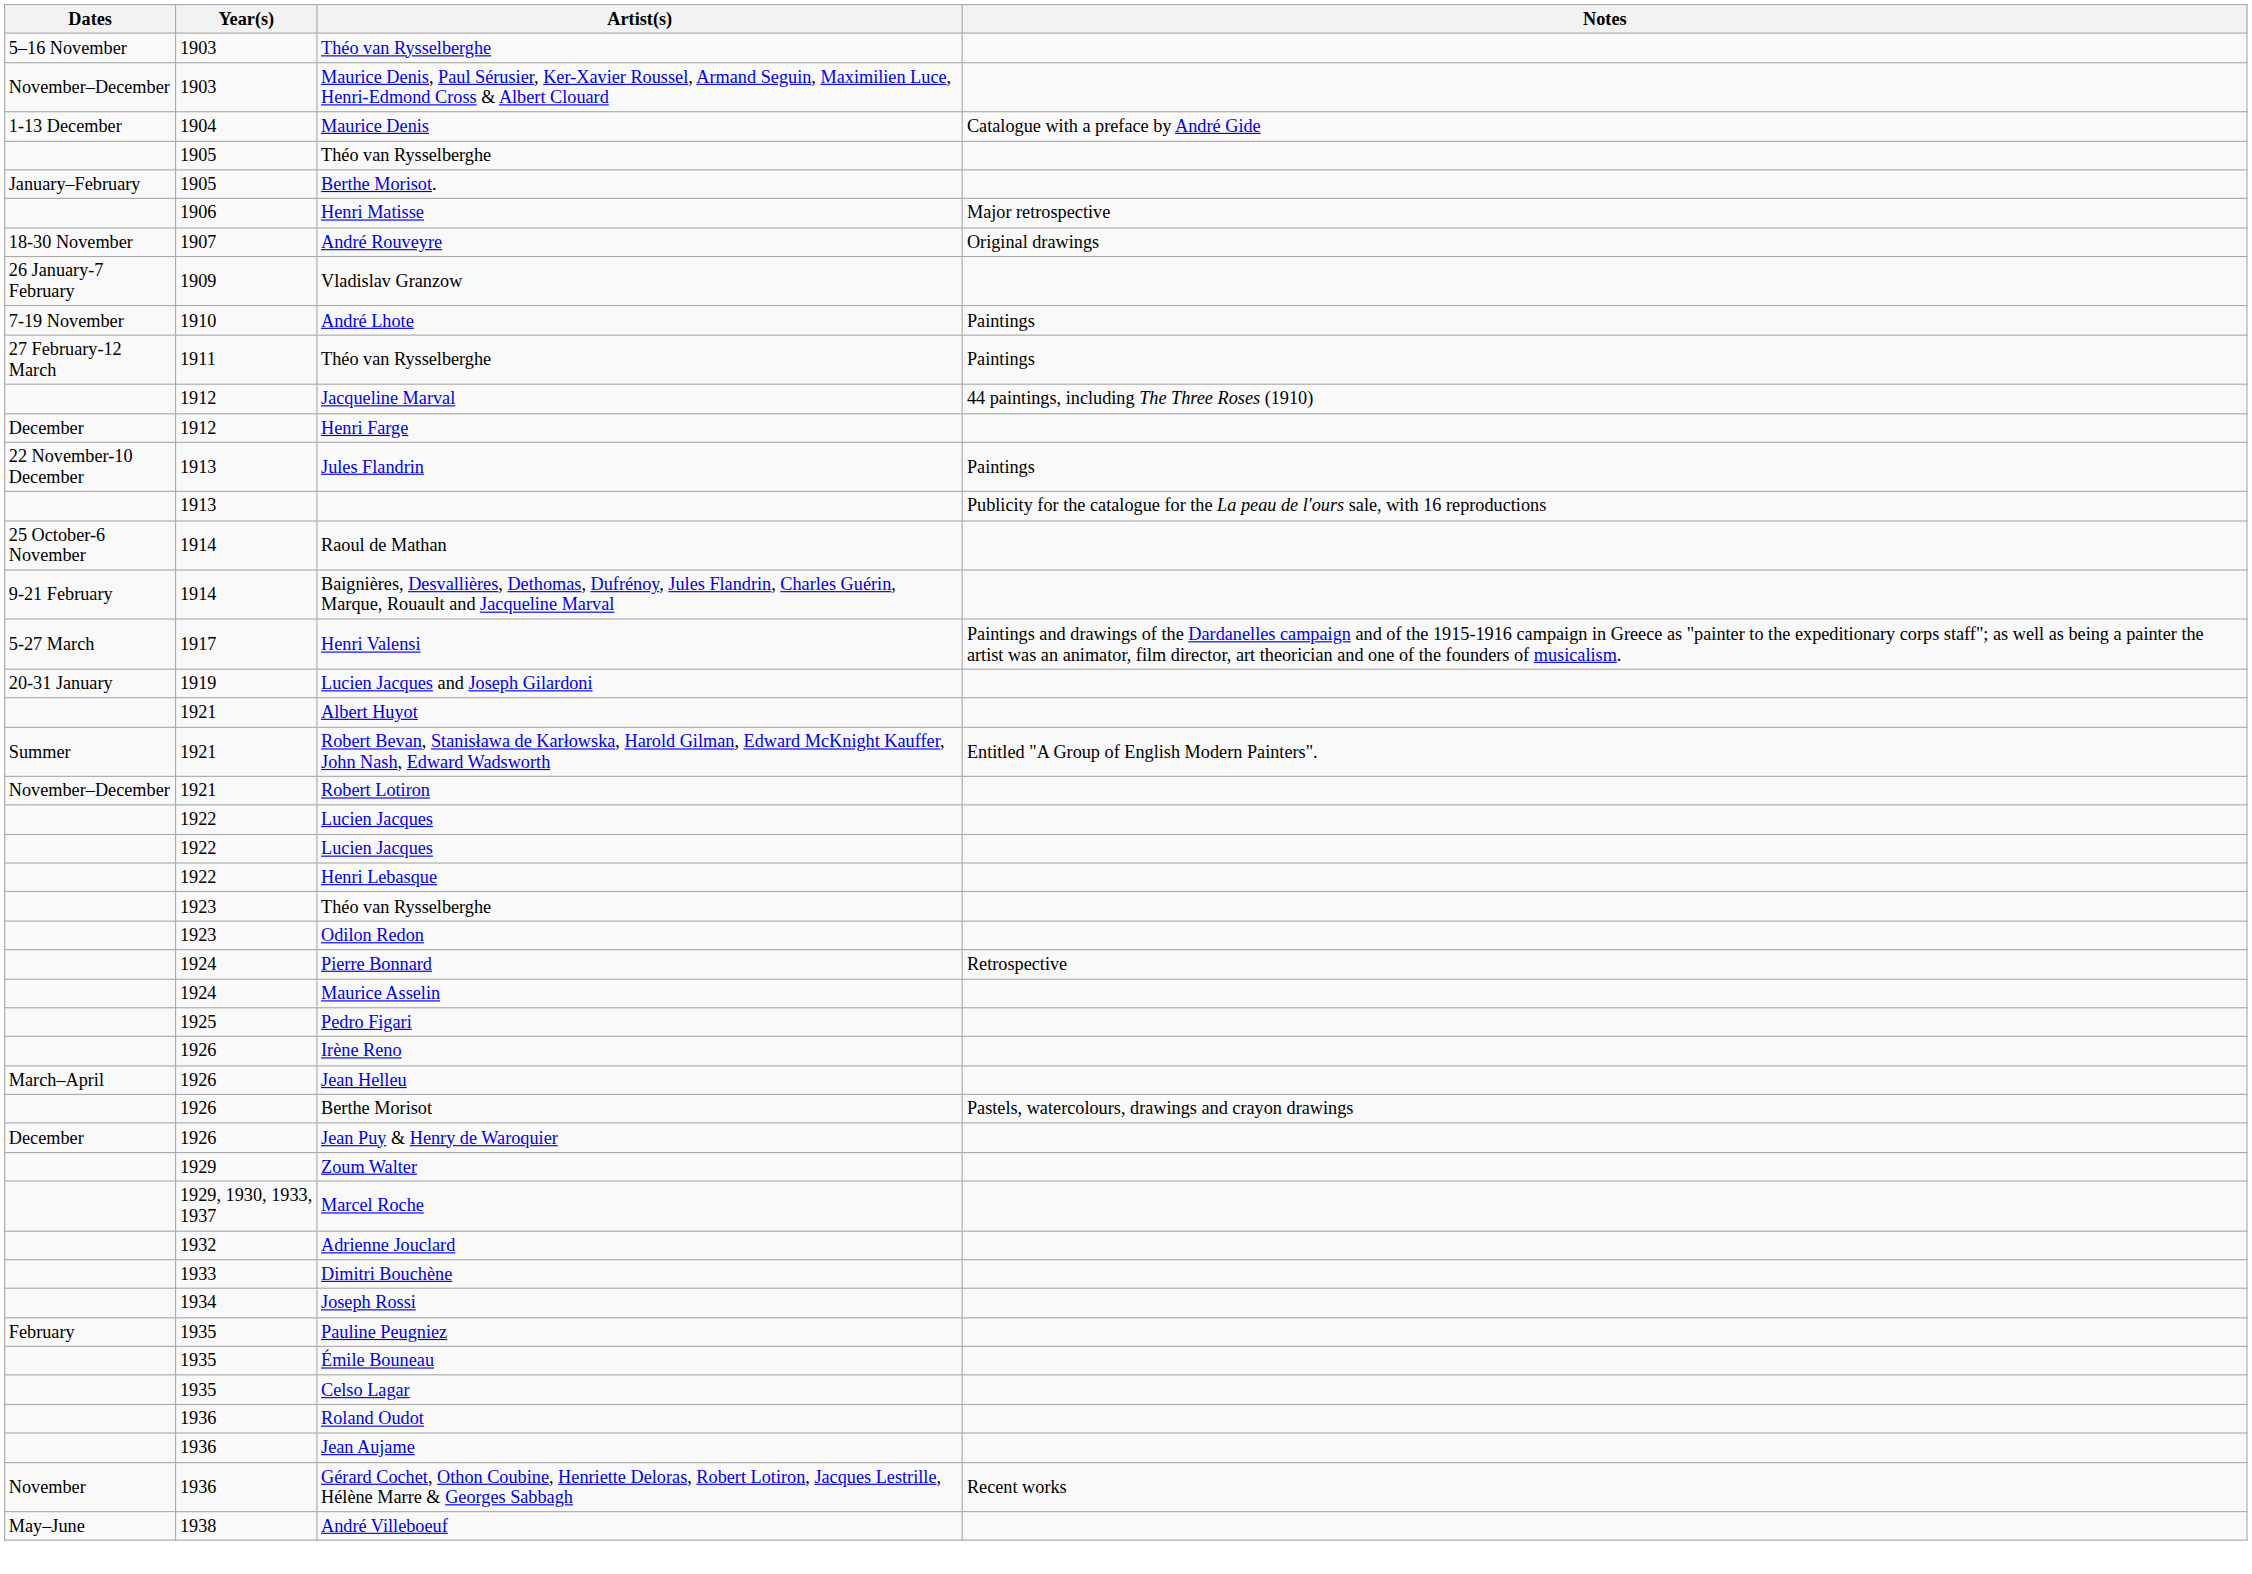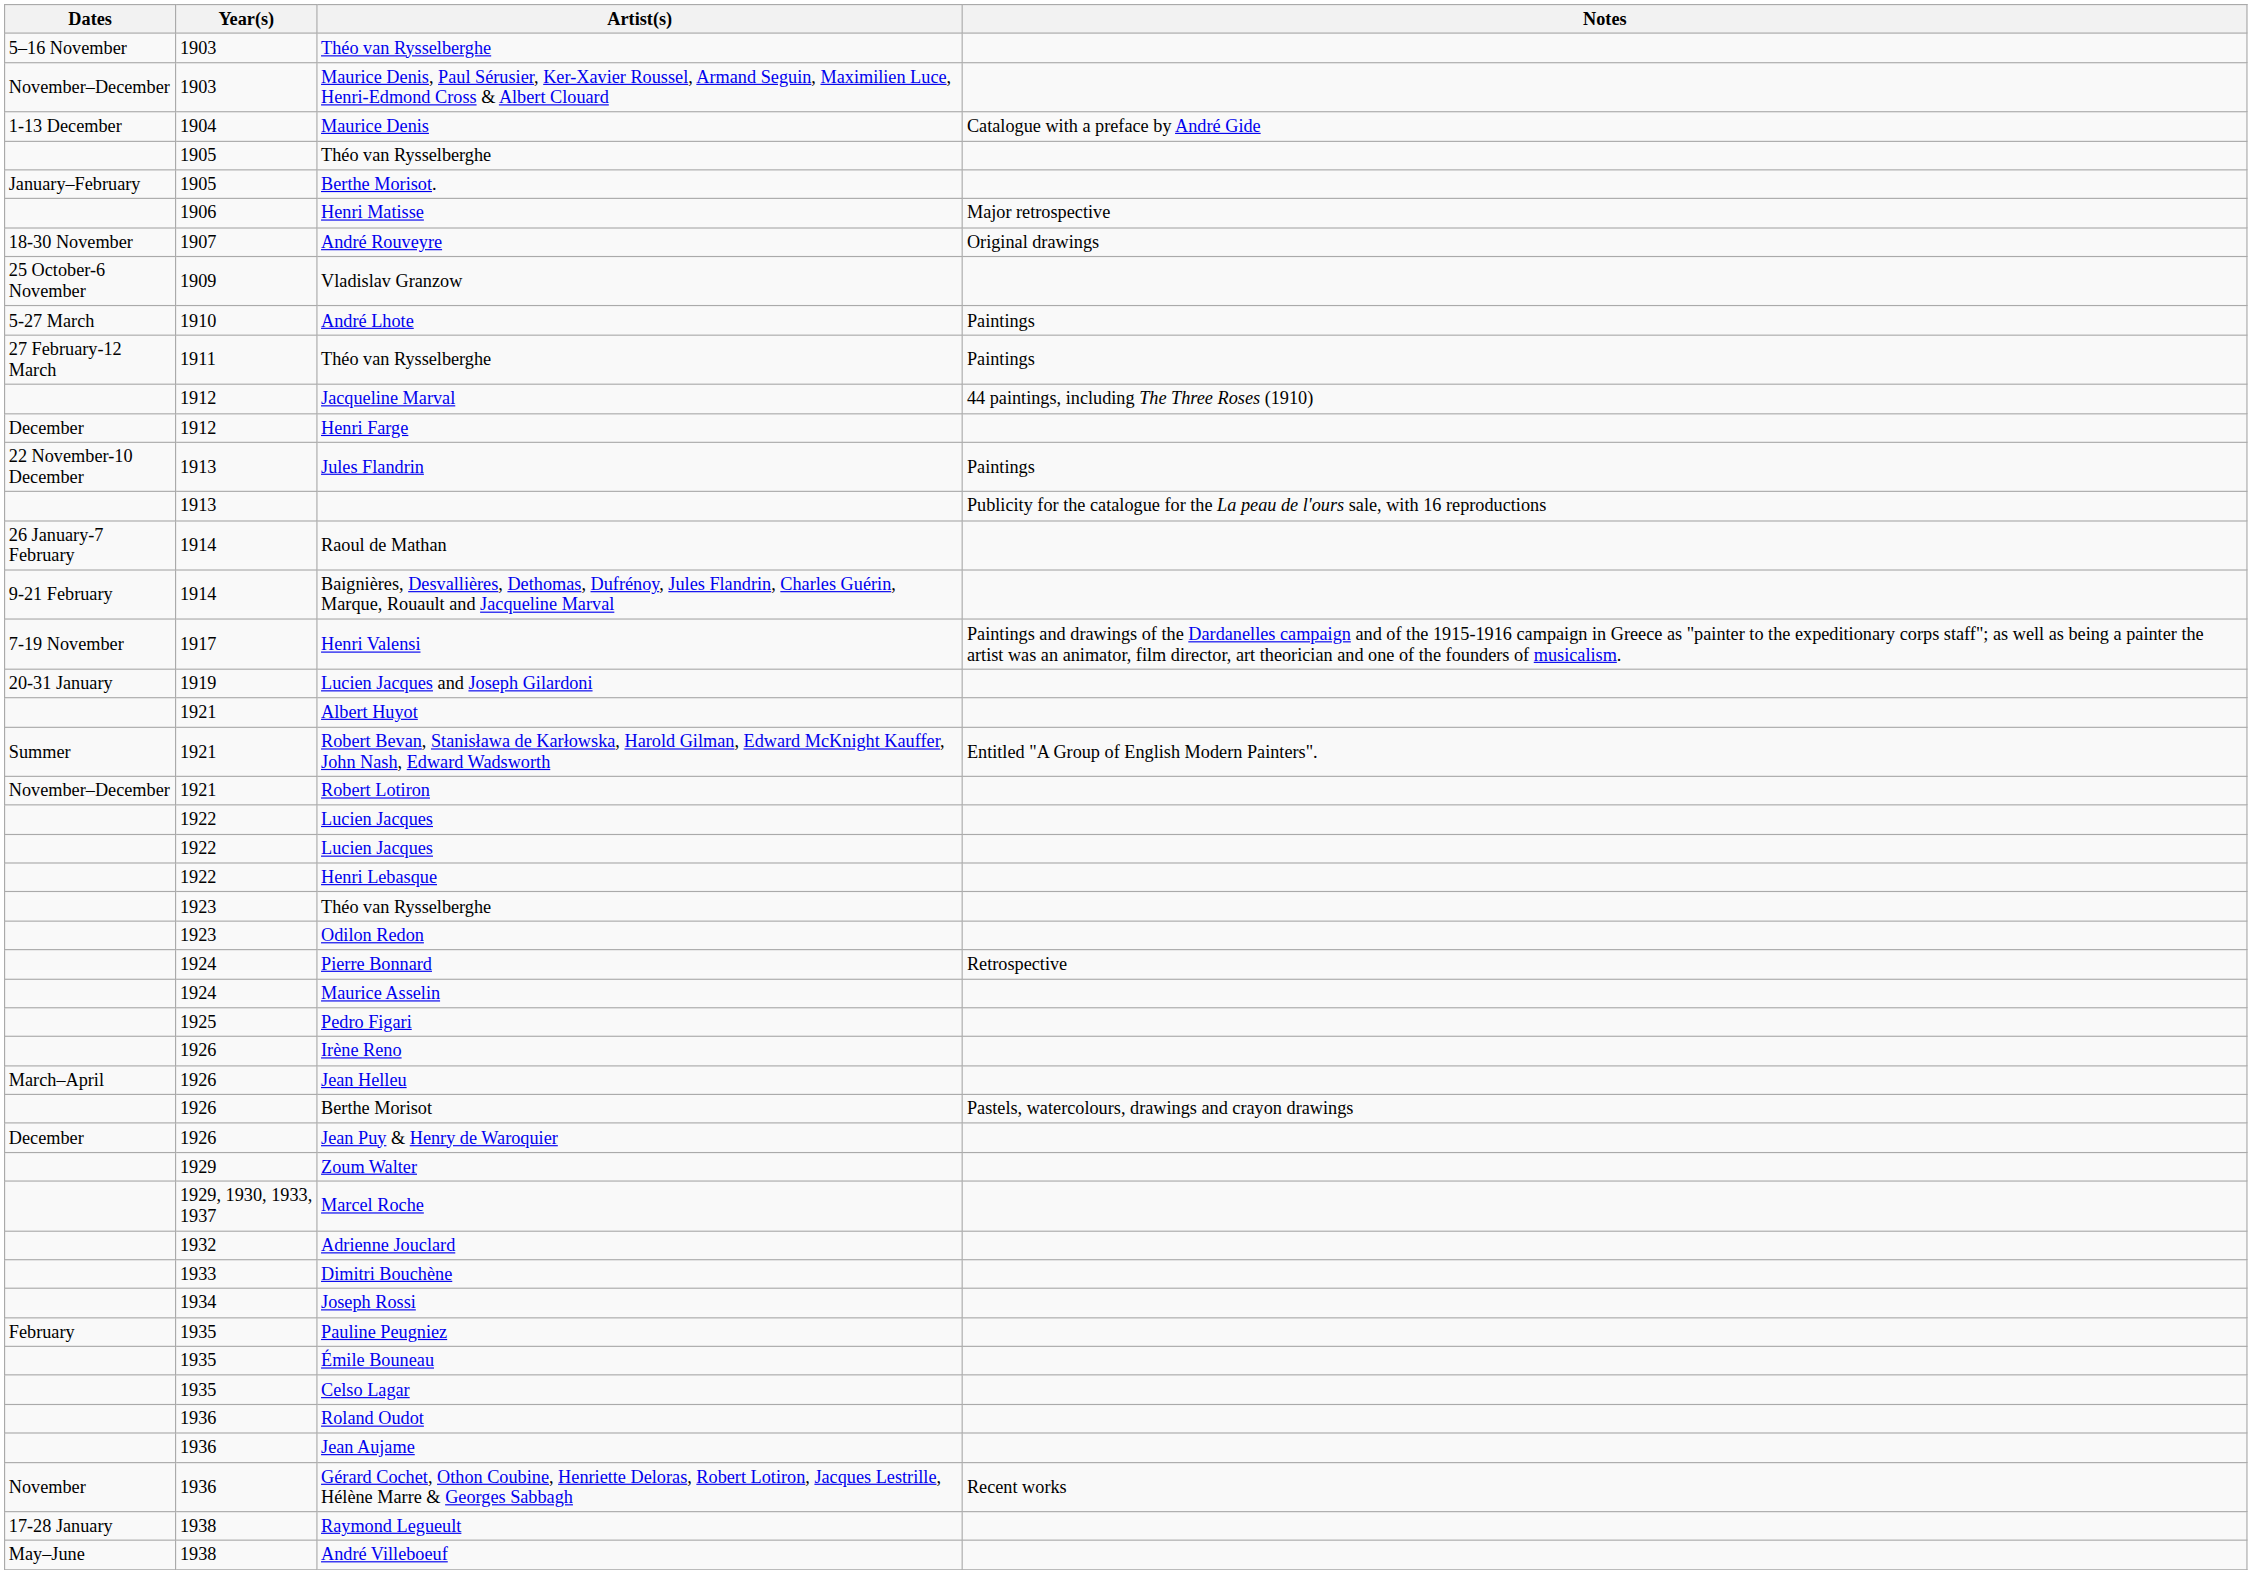(56, 281) 26 January-7 February -> (57, 281) 25 October-6 November
(66, 320) 7-19 November -> (52, 320) 5-27 March
(57, 545) 25 October-6 November -> (56, 545) 26 January-7 February
(52, 644) 5-27 March -> (66, 644) 7-19 November
+ row: (198, 1525)
